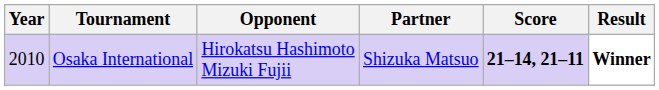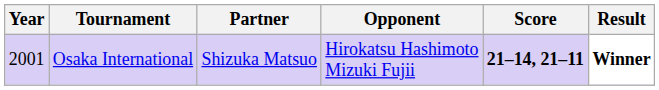columns swapped: (421, 19) <-> (278, 19)
(27, 59) 2010 -> (27, 59) 2001
